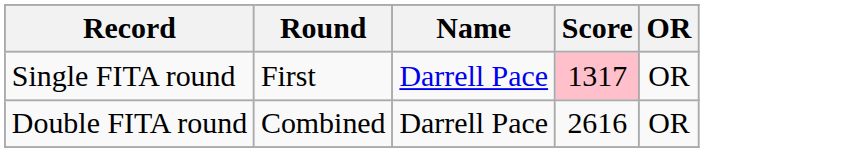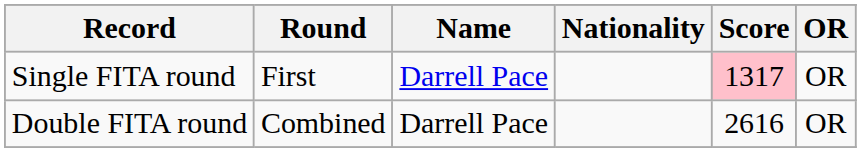+ column: (633, 28)
